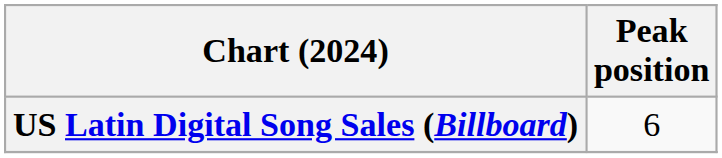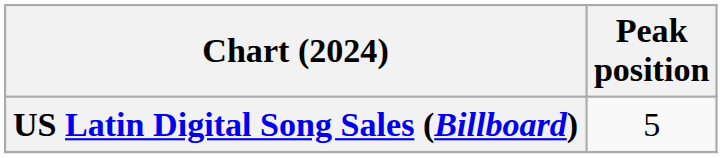(652, 123) 6 -> (652, 123) 5
